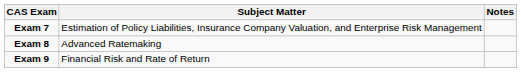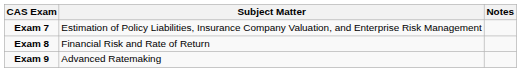(111, 43) Advanced Ratemaking -> (136, 43) Financial Risk and Rate of Return
(136, 59) Financial Risk and Rate of Return -> (111, 59) Advanced Ratemaking
